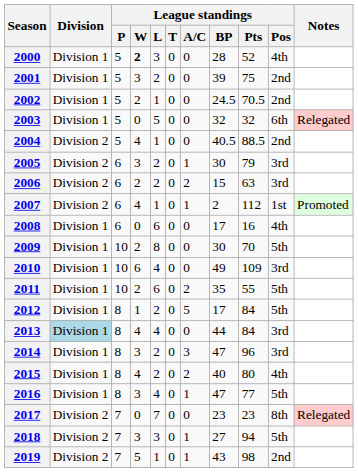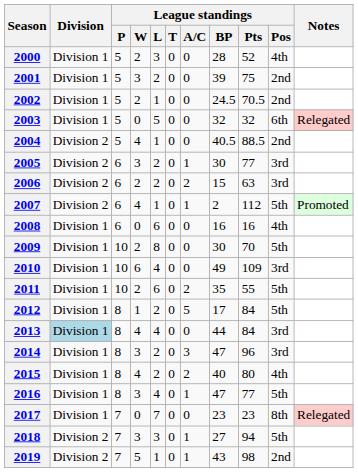(137, 57) bold -> (137, 57) normal
(248, 162) 79 -> (248, 162) 77
(279, 204) 1st -> (280, 204) 5th
(219, 225) 17 -> (219, 225) 16
(81, 415) Division 2 -> (81, 415) Division 1
